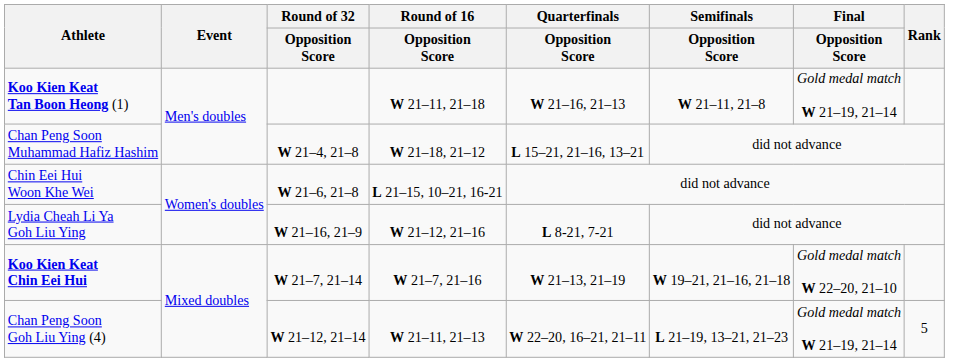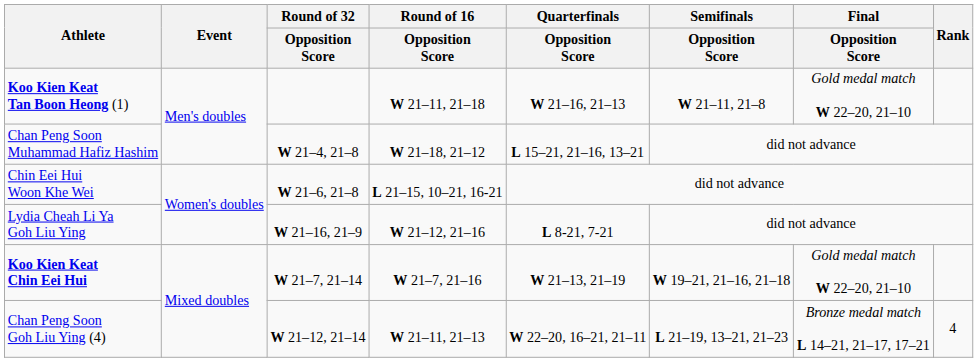(849, 96) Gold medal match W 21–19, 21–14 -> (863, 96) Gold medal match W 22–20, 21–10
(849, 329) Gold medal match W 21–19, 21–14 -> (863, 329) Bronze medal match L 14–21, 21–17, 17–21
(924, 329) 5 -> (953, 329) 4
